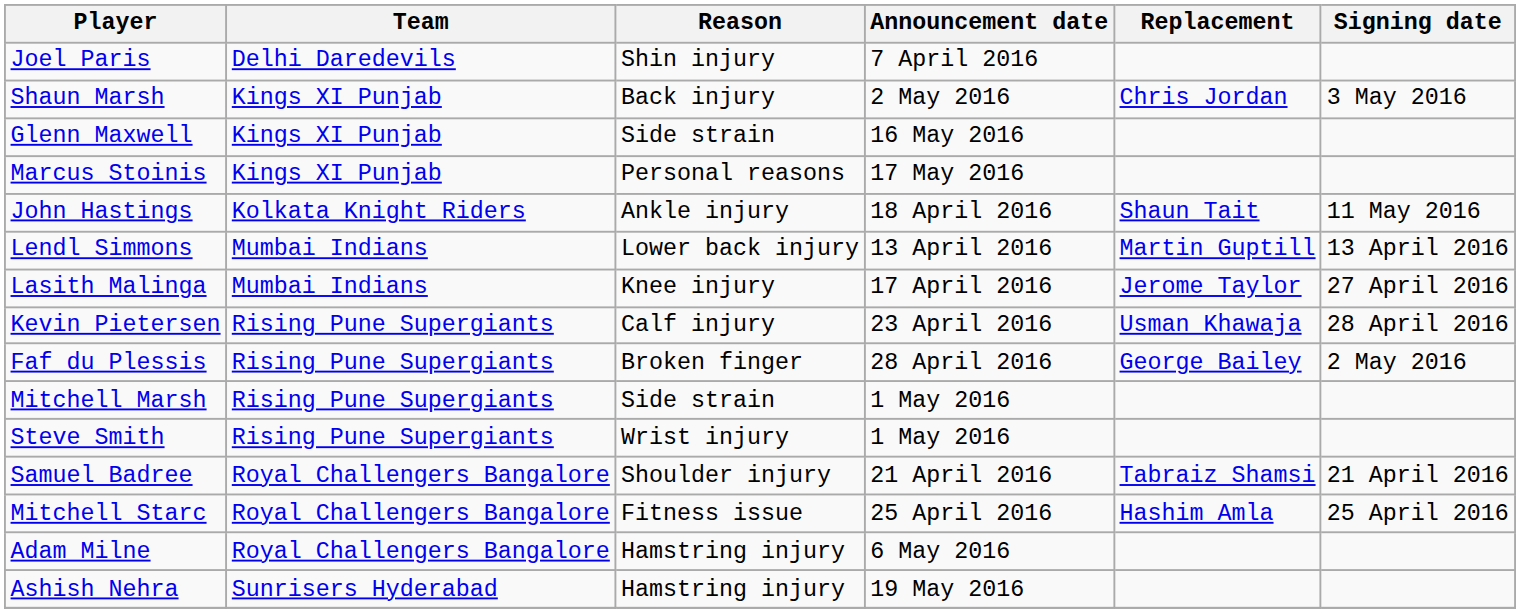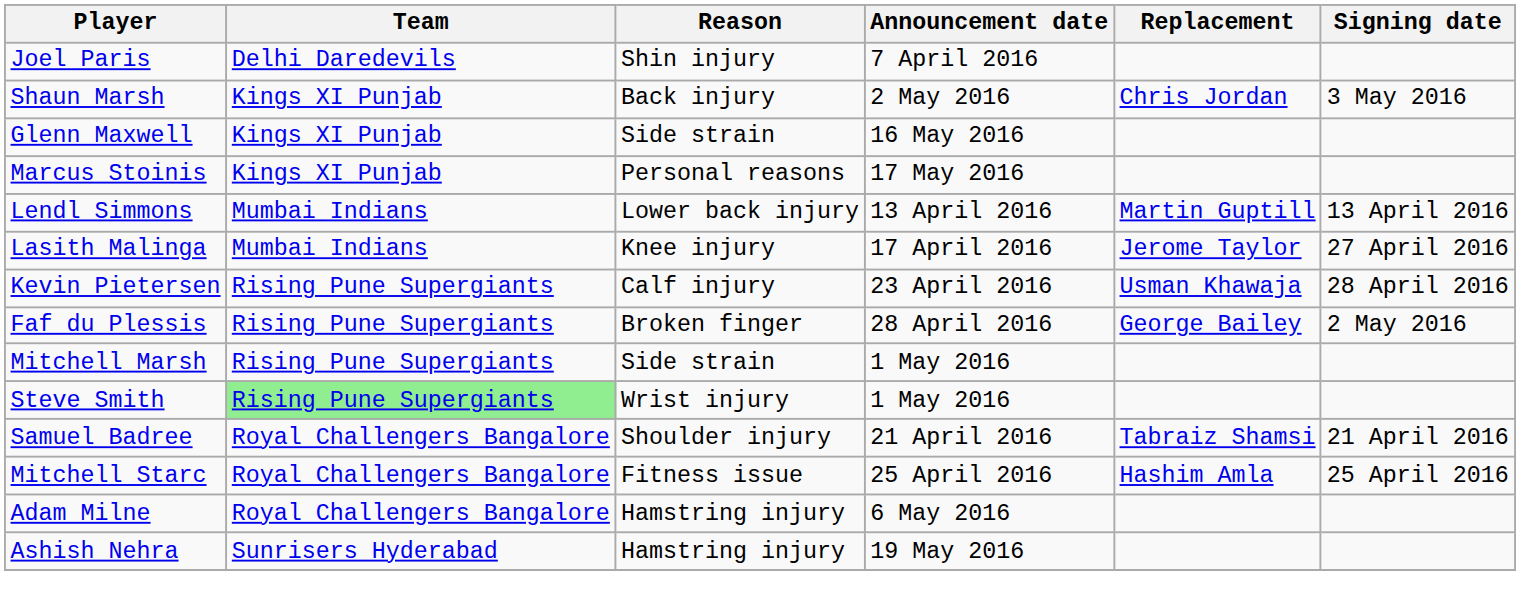- row: (102, 213)
(393, 439) no background -> (393, 401) lightgreen background
